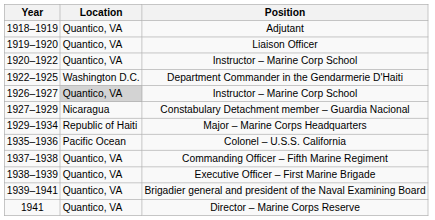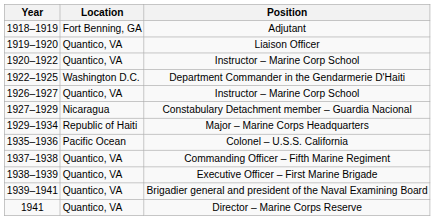(92, 28) Quantico, VA -> (102, 28) Fort Benning, GA
(92, 93) lightgrey background -> (92, 93) no background
